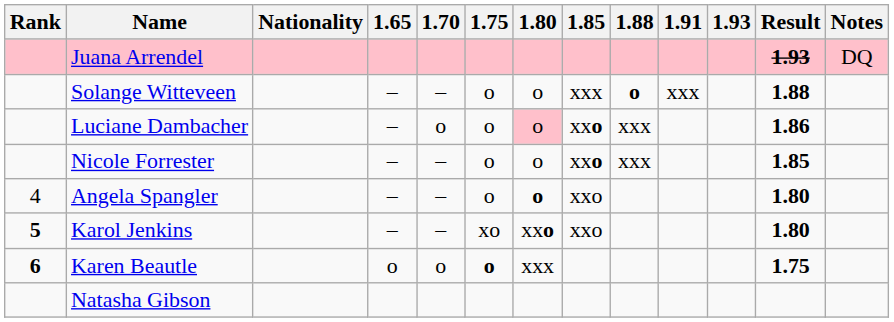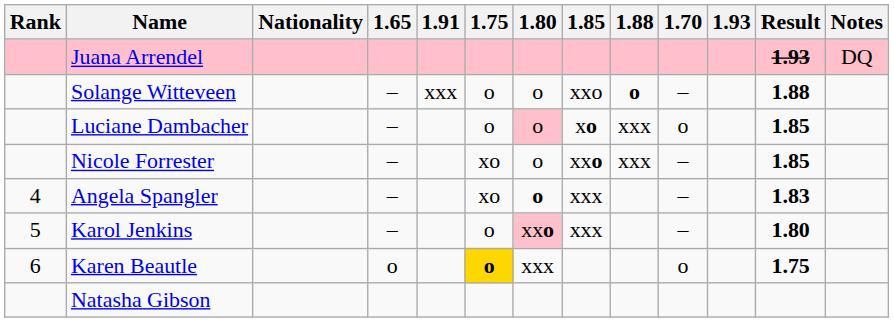columns swapped: (441, 21) <-> (683, 21)
(586, 91) xxx -> (586, 91) xxo
(586, 126) xxo -> (586, 126) xo
(791, 126) 1.86 -> (791, 126) 1.85
(489, 160) o -> (489, 160) xo
(489, 195) o -> (489, 195) xo
(586, 195) xxo -> (586, 195) xxx
(791, 195) 1.80 -> (791, 195) 1.83
(35, 230) bold -> (35, 230) normal
(489, 230) xo -> (489, 230) o
(538, 230) no background -> (538, 230) pink background
(586, 230) xxo -> (586, 230) xxx
(35, 265) bold -> (35, 265) normal
(489, 265) no background -> (489, 265) gold background
